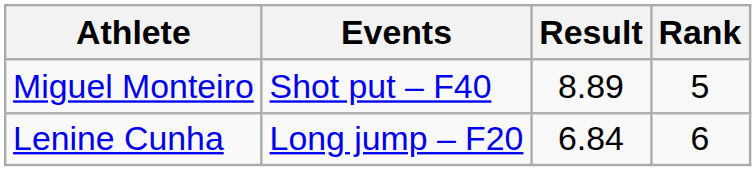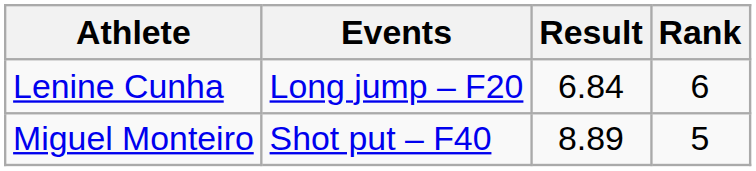rows swapped: (118, 139) <-> (133, 86)
